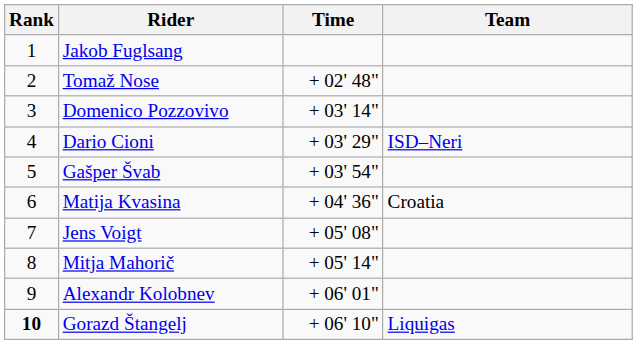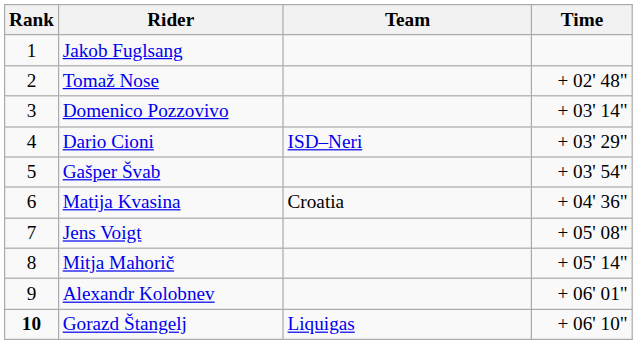columns swapped: (508, 19) <-> (333, 19)
